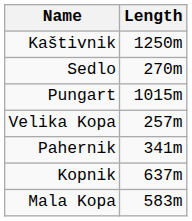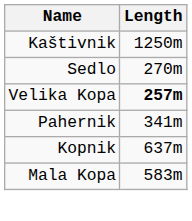- row: (82, 97)
(163, 123) normal -> (163, 97) bold
